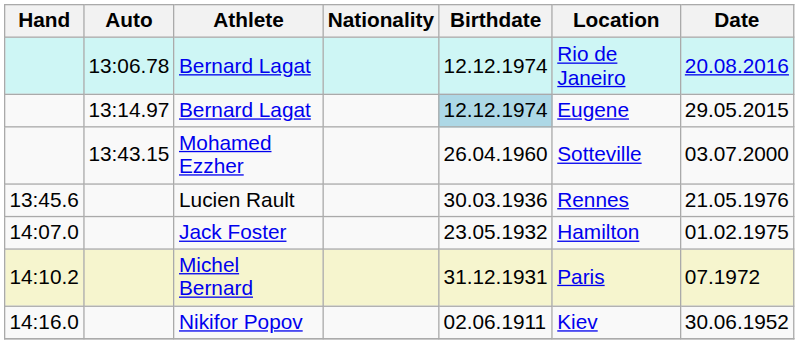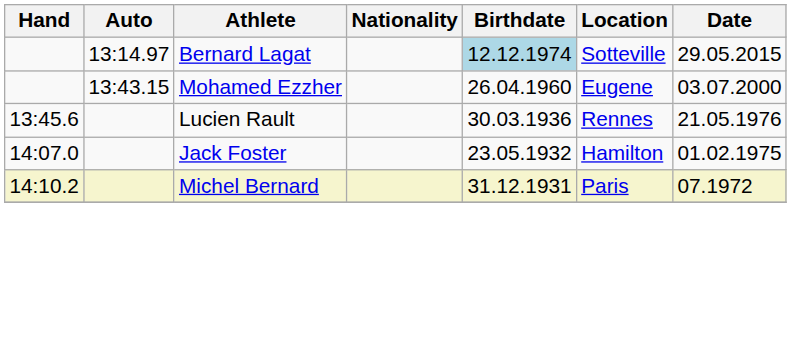- row: (129, 65)
(593, 110) Eugene -> (623, 53) Sotteville
(599, 155) Sotteville -> (617, 86) Eugene
- row: (129, 322)
